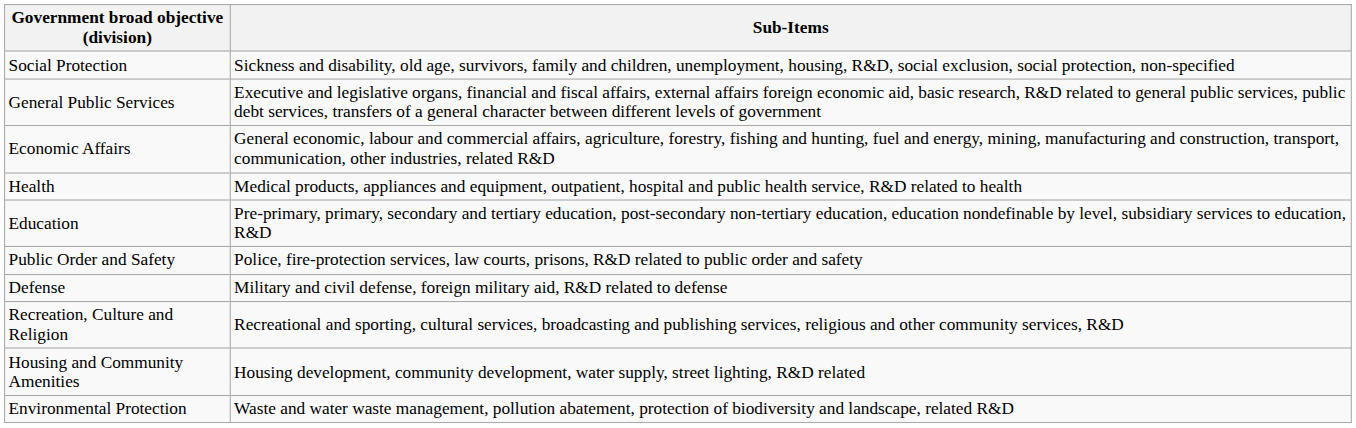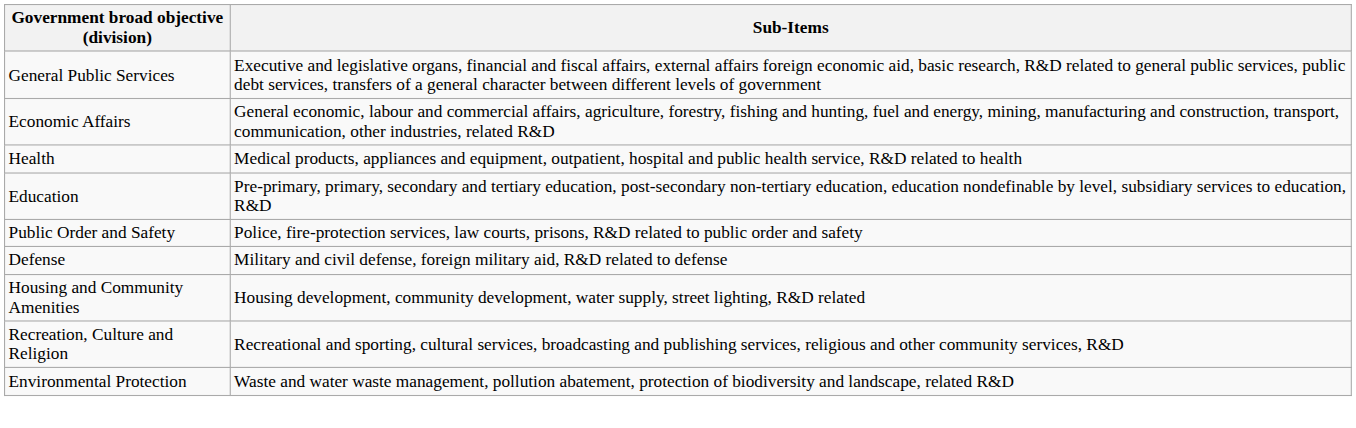- row: (68, 65)
rows swapped: (91, 324) <-> (96, 371)
